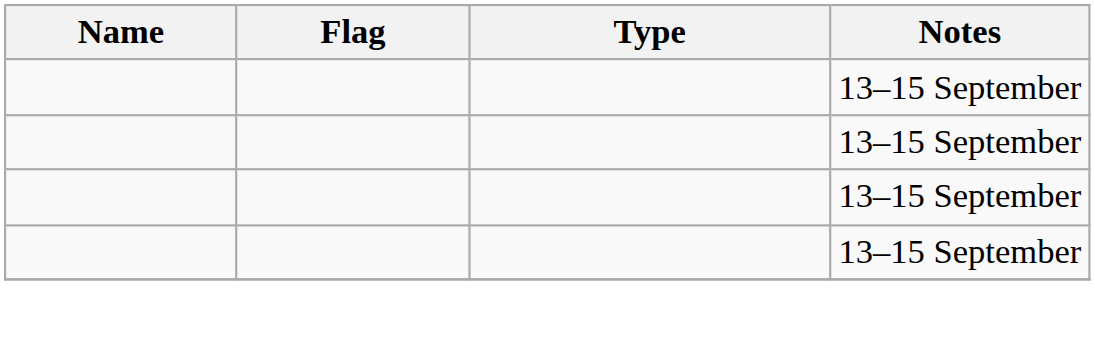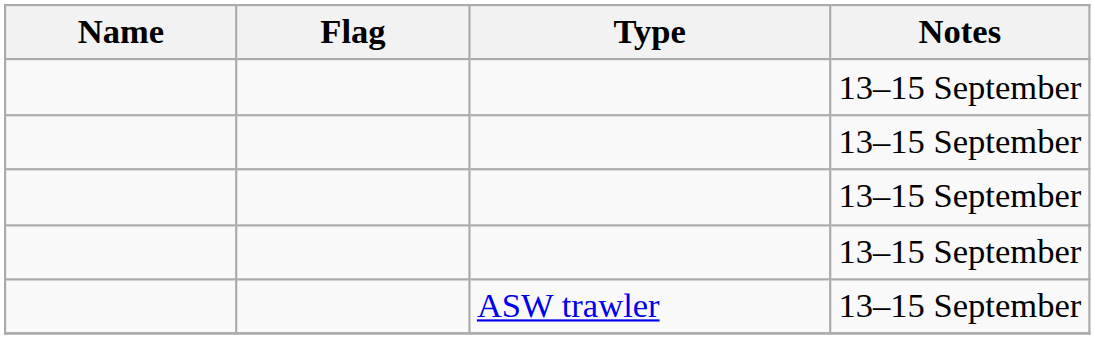+ row: (121, 307)
